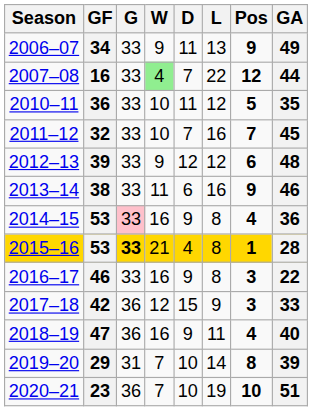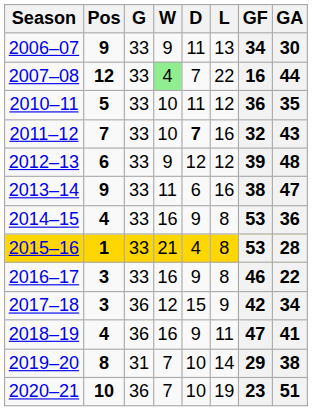columns swapped: (251, 18) <-> (100, 18)
(290, 47) 49 -> (290, 47) 30
(188, 133) normal -> (196, 133) bold
(290, 133) 45 -> (290, 133) 43
(290, 190) 46 -> (290, 190) 47
(131, 219) pink background -> (139, 219) no background
(131, 248) bold -> (139, 248) normal
(290, 305) 33 -> (290, 305) 34
(290, 334) 40 -> (290, 334) 41
(290, 362) 39 -> (290, 362) 38
